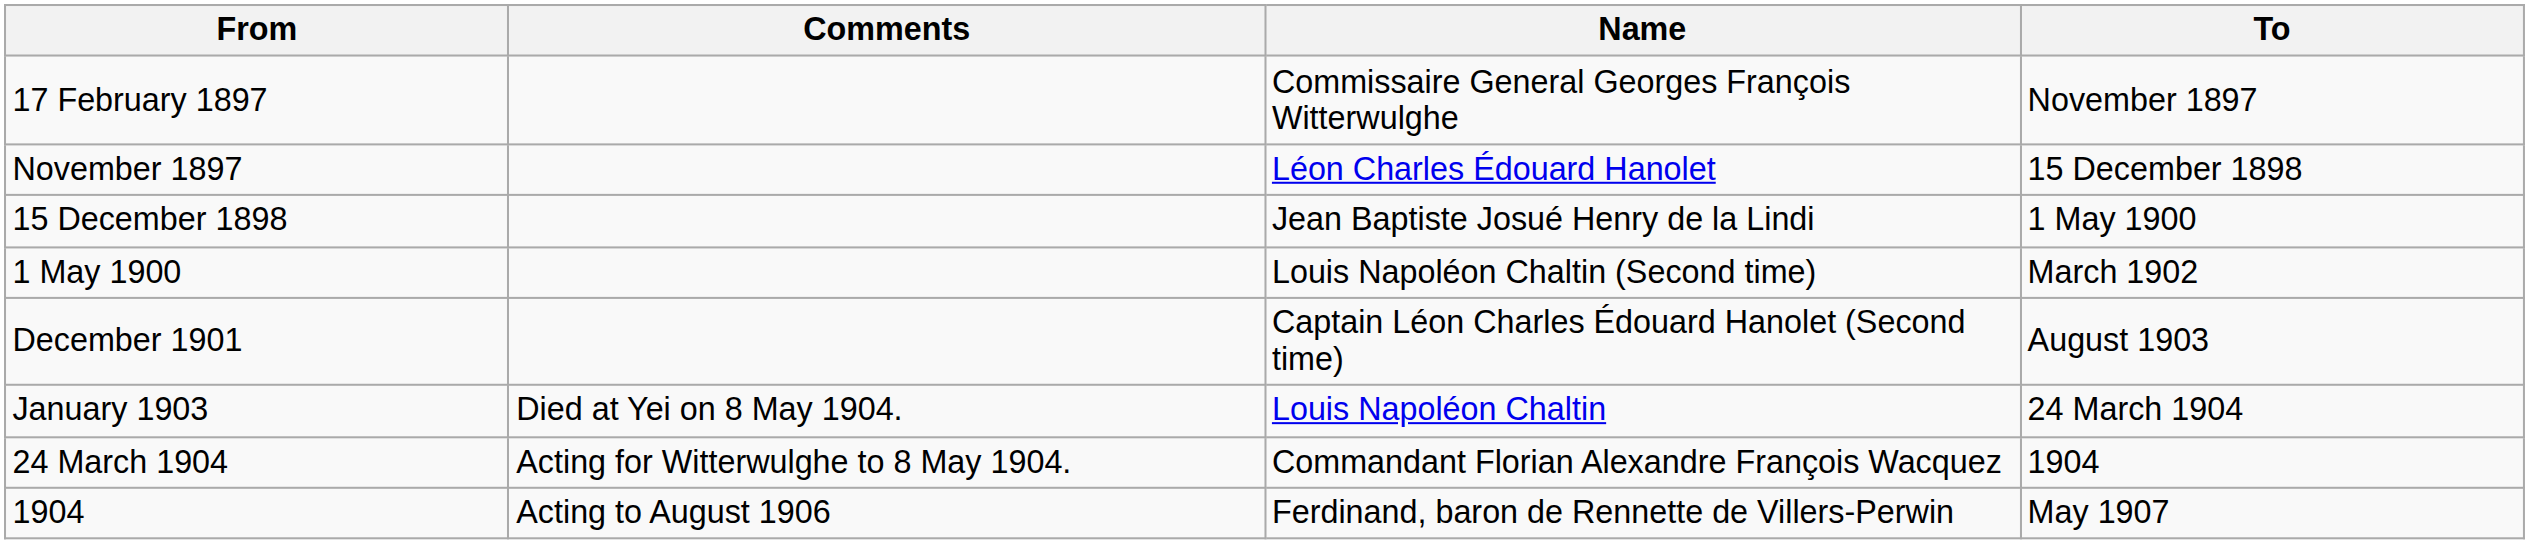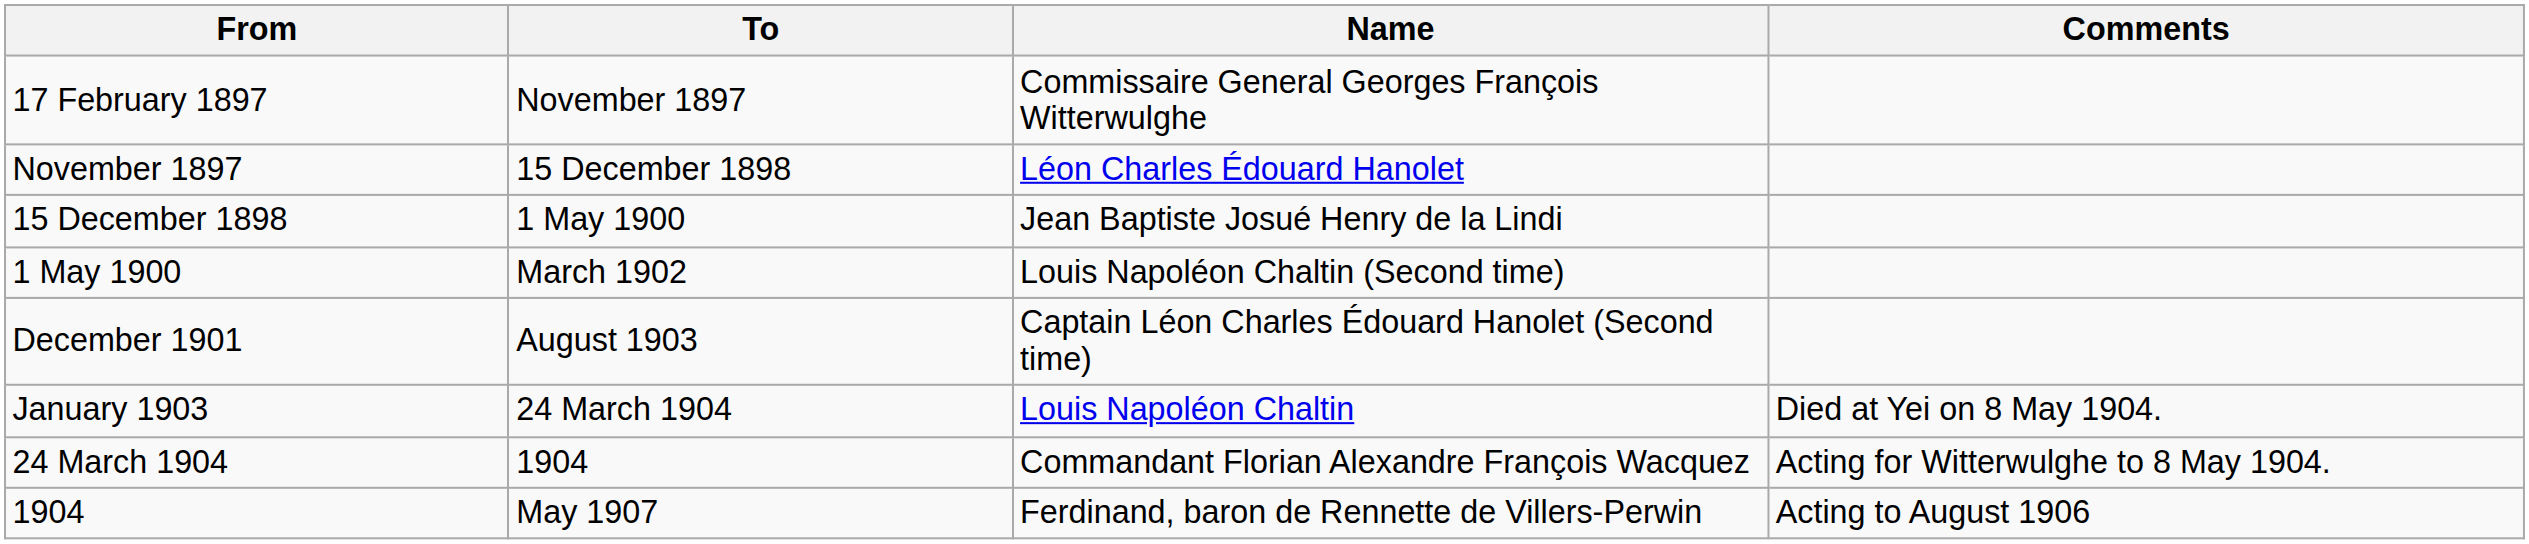columns swapped: (2272, 30) <-> (887, 30)
